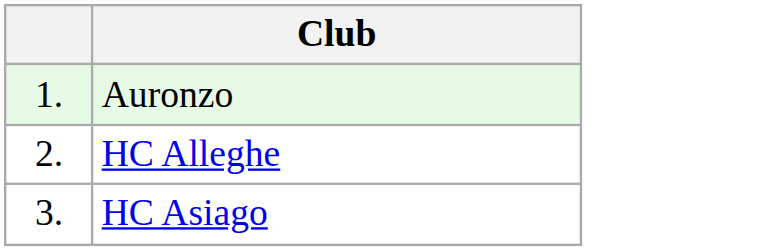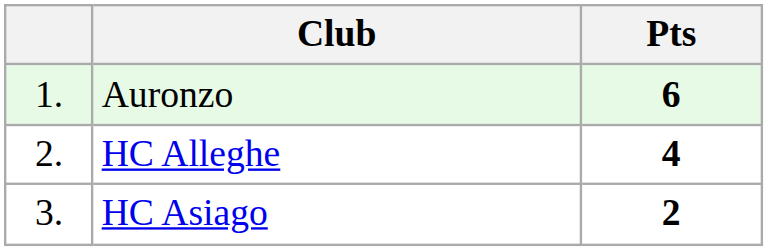+ column: (671, 34)
